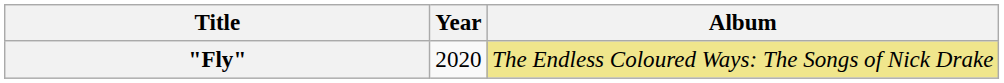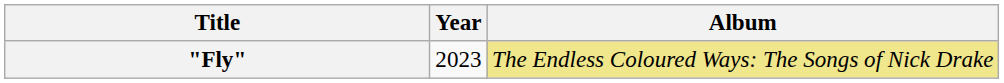(458, 59) 2020 -> (458, 59) 2023
